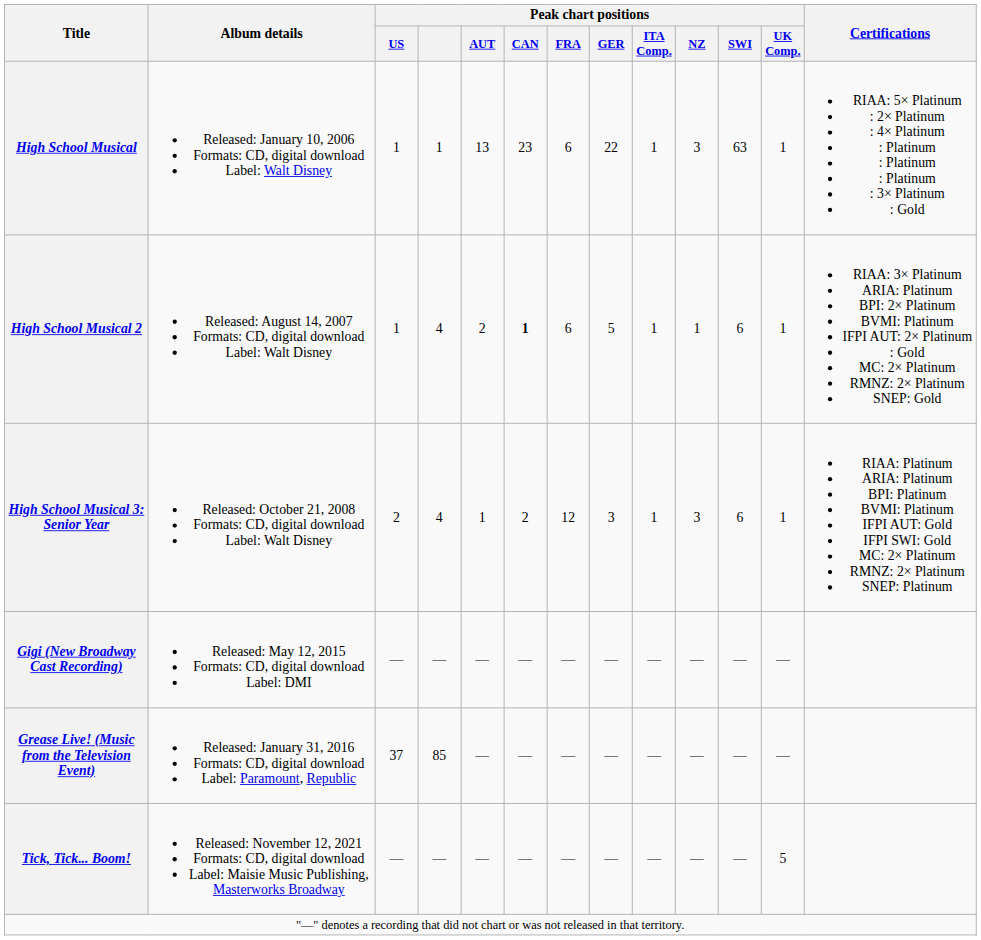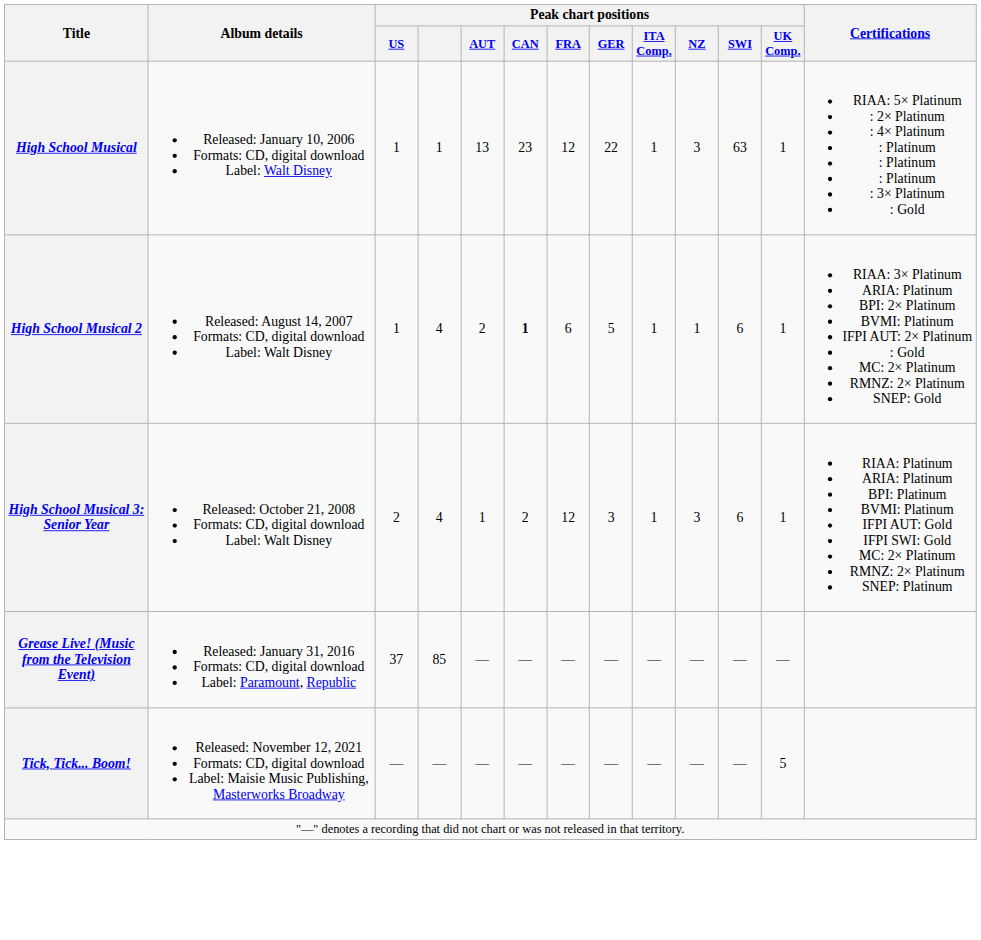(568, 147) 6 -> (568, 147) 12
- row: (76, 659)
